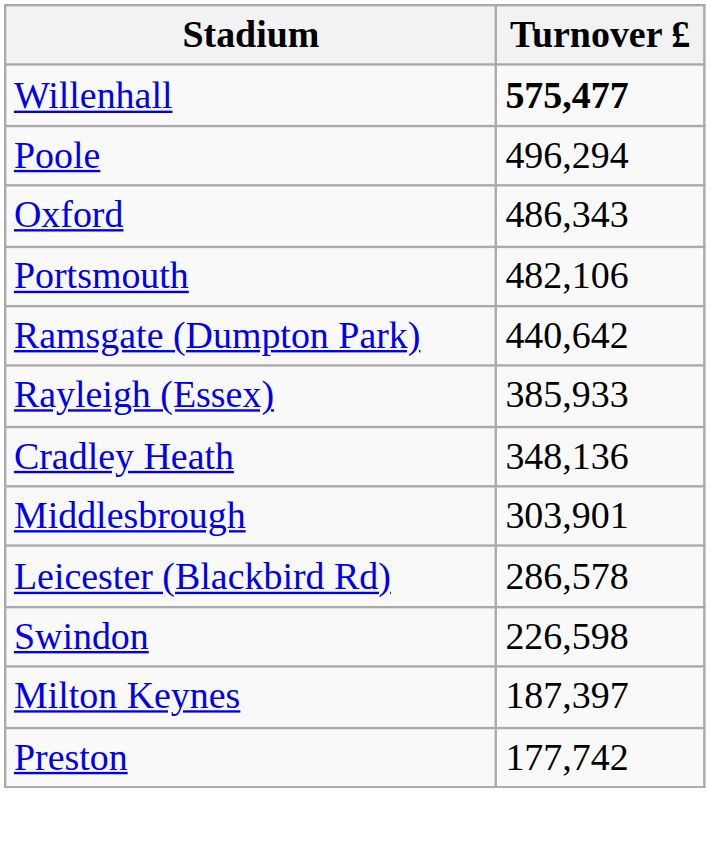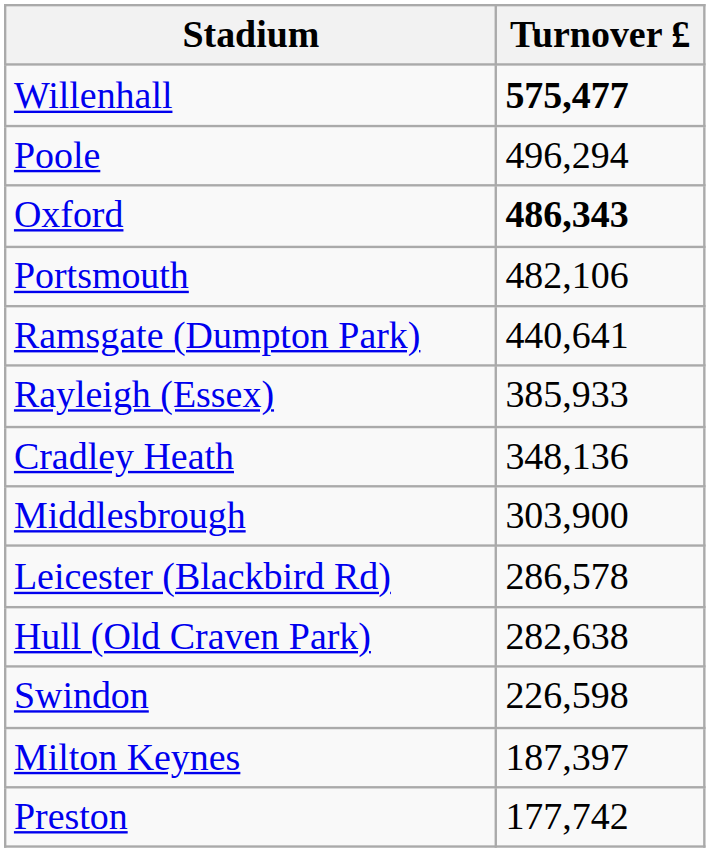(567, 214) normal -> (567, 214) bold
(567, 335) 440,642 -> (567, 335) 440,641
(567, 515) 303,901 -> (567, 515) 303,900
+ row: (192, 635)
